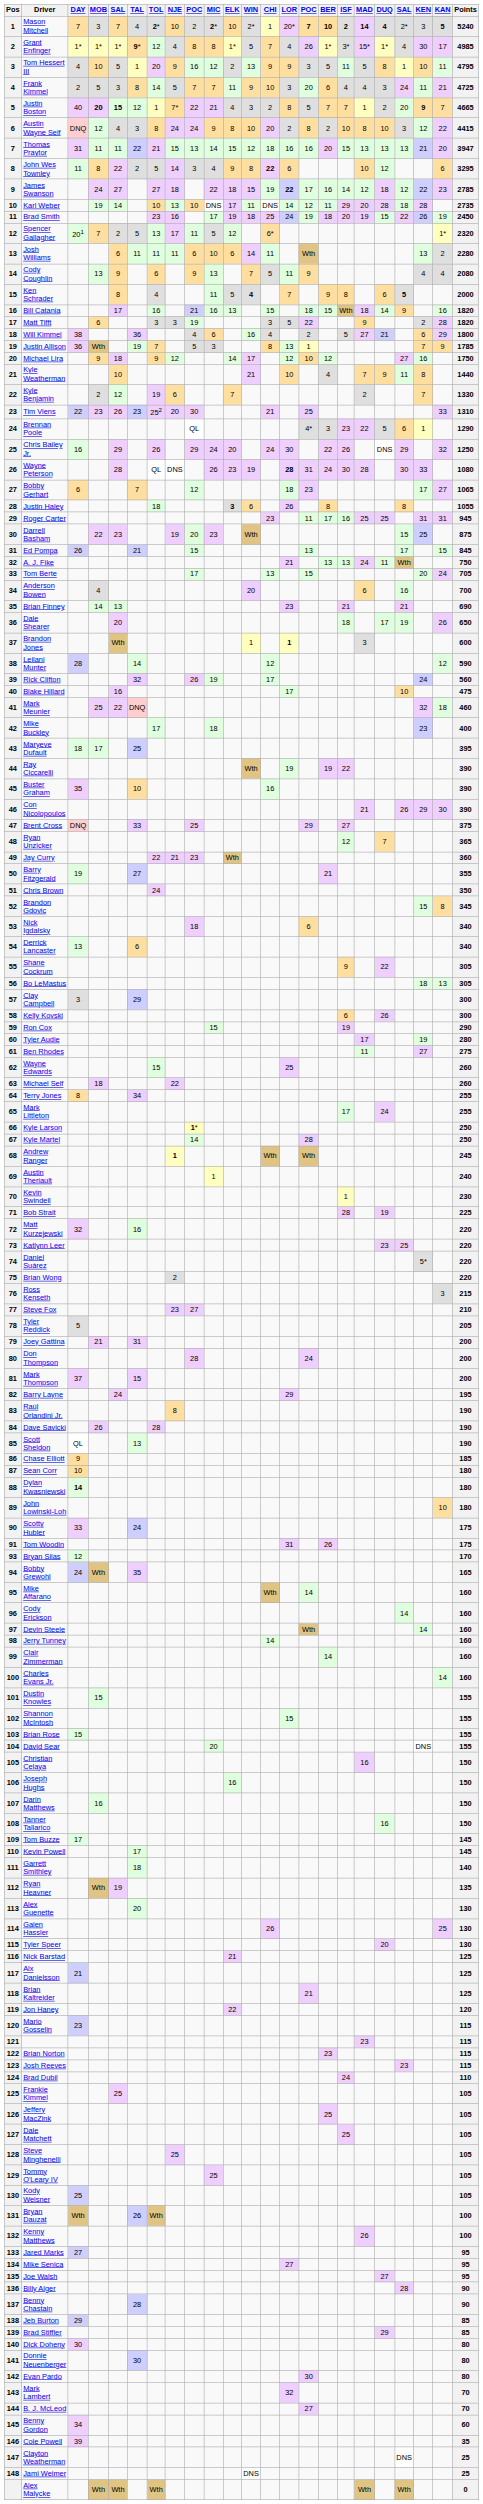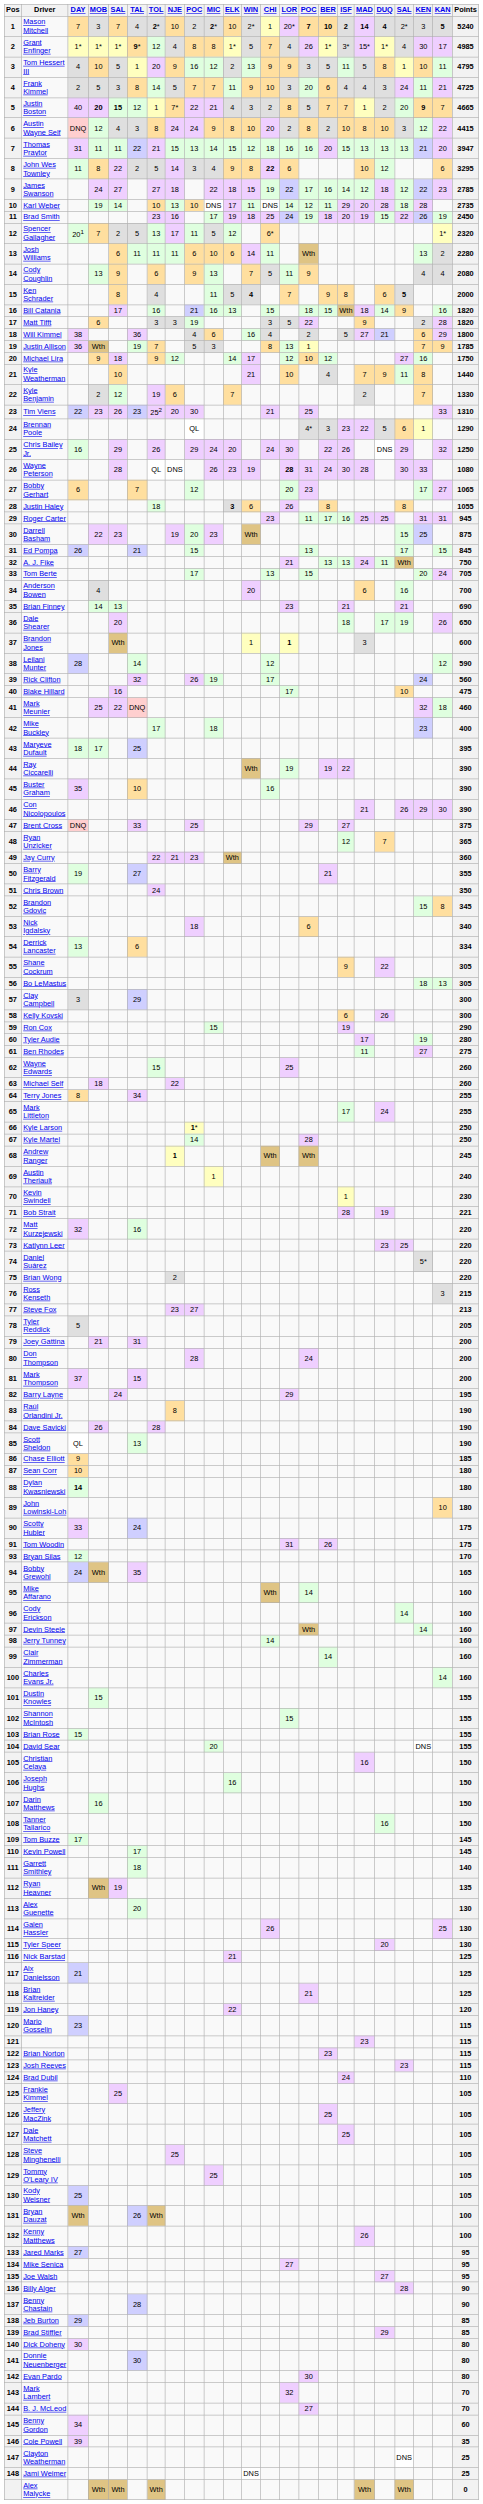(289, 189) bold -> (289, 189) normal
(289, 490) 18 -> (289, 490) 20
(465, 947) 340 -> (465, 947) 334
(465, 1213) 225 -> (465, 1213) 221
(465, 1310) 210 -> (465, 1310) 213
